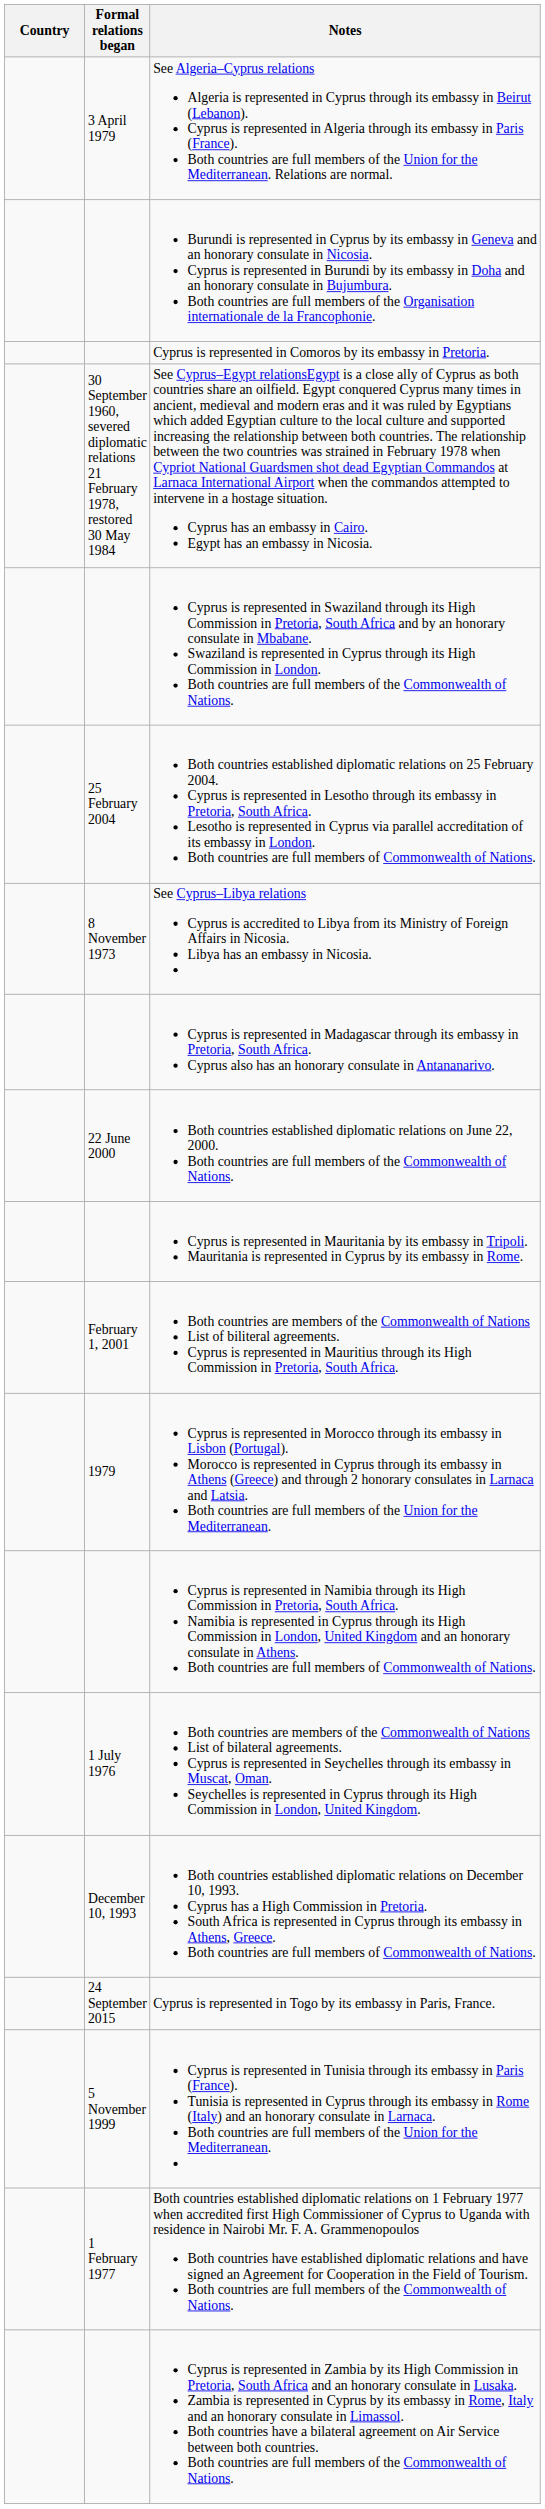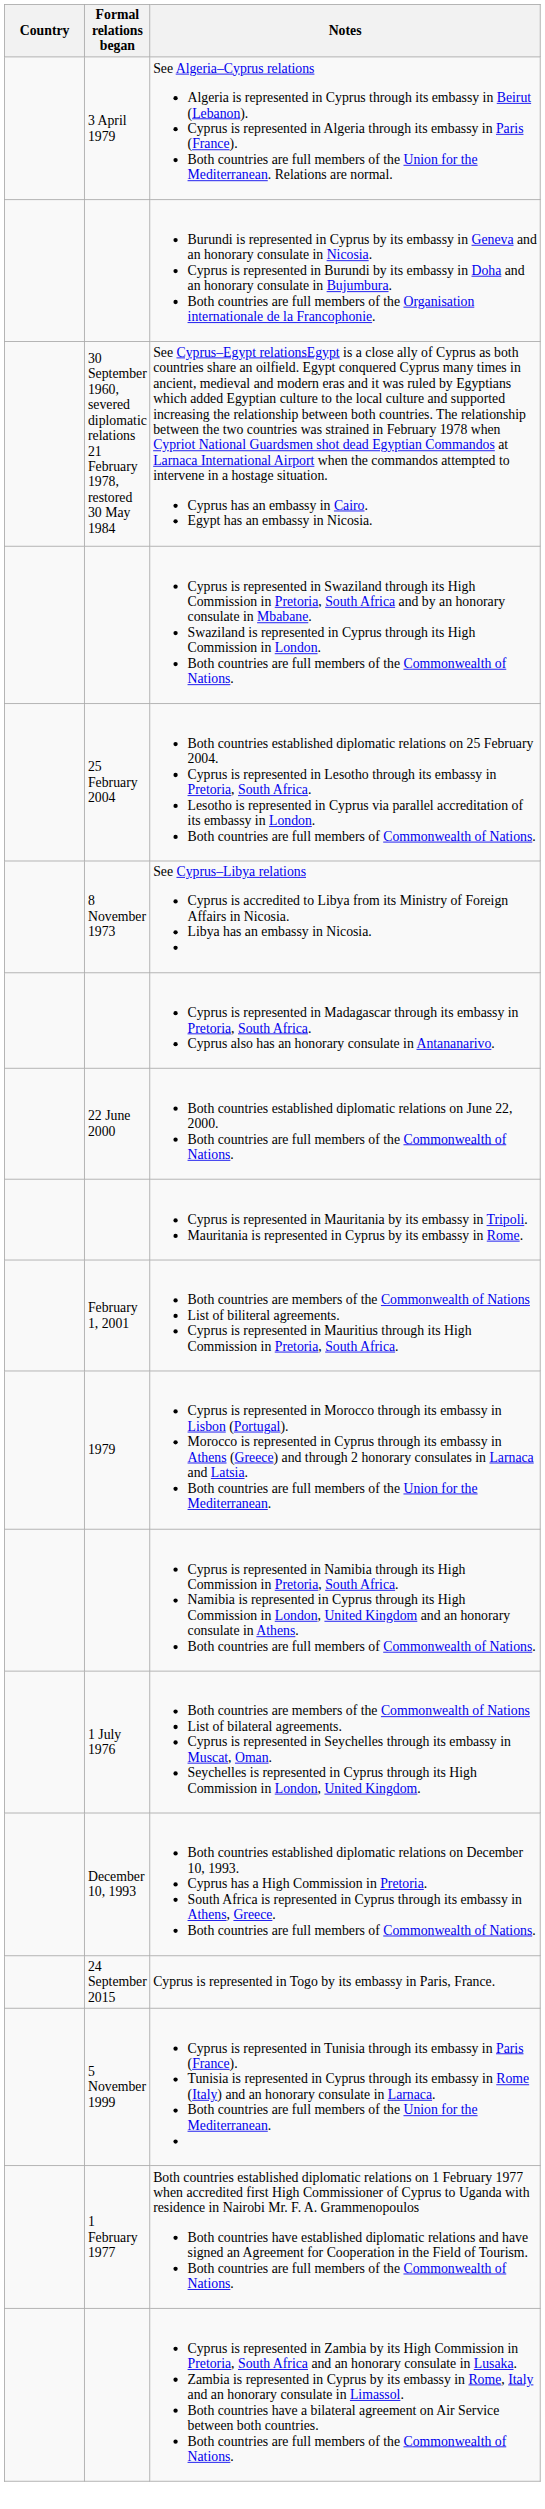- row: (321, 352)
